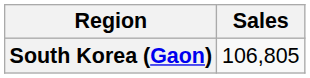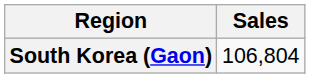(261, 55) 106,805 -> (261, 55) 106,804
